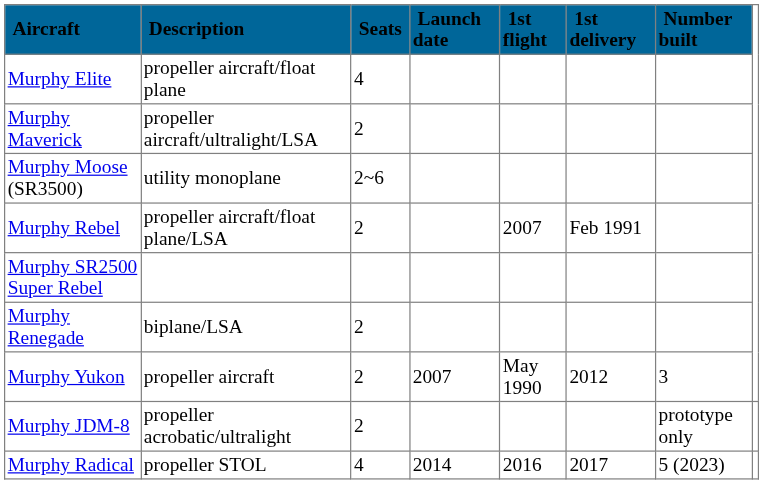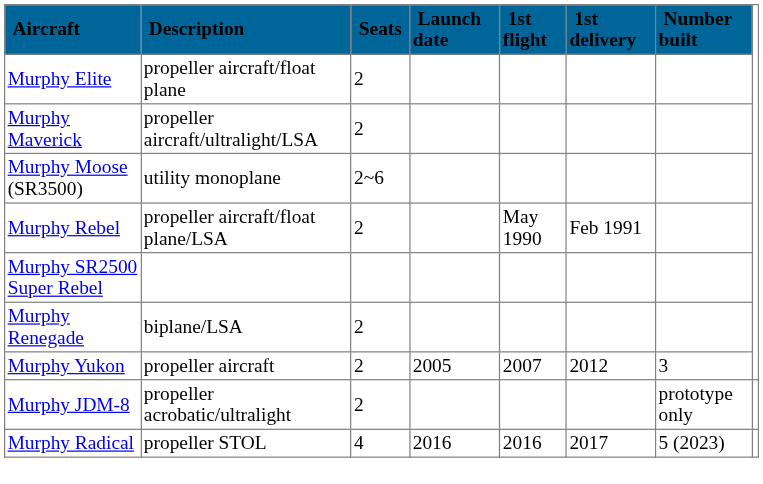(359, 78) 4 -> (359, 78) 2
(522, 227) 2007 -> (522, 227) May 1990
(432, 376) 2007 -> (432, 365) 2005
(522, 376) May 1990 -> (522, 365) 2007
(432, 464) 2014 -> (432, 443) 2016
